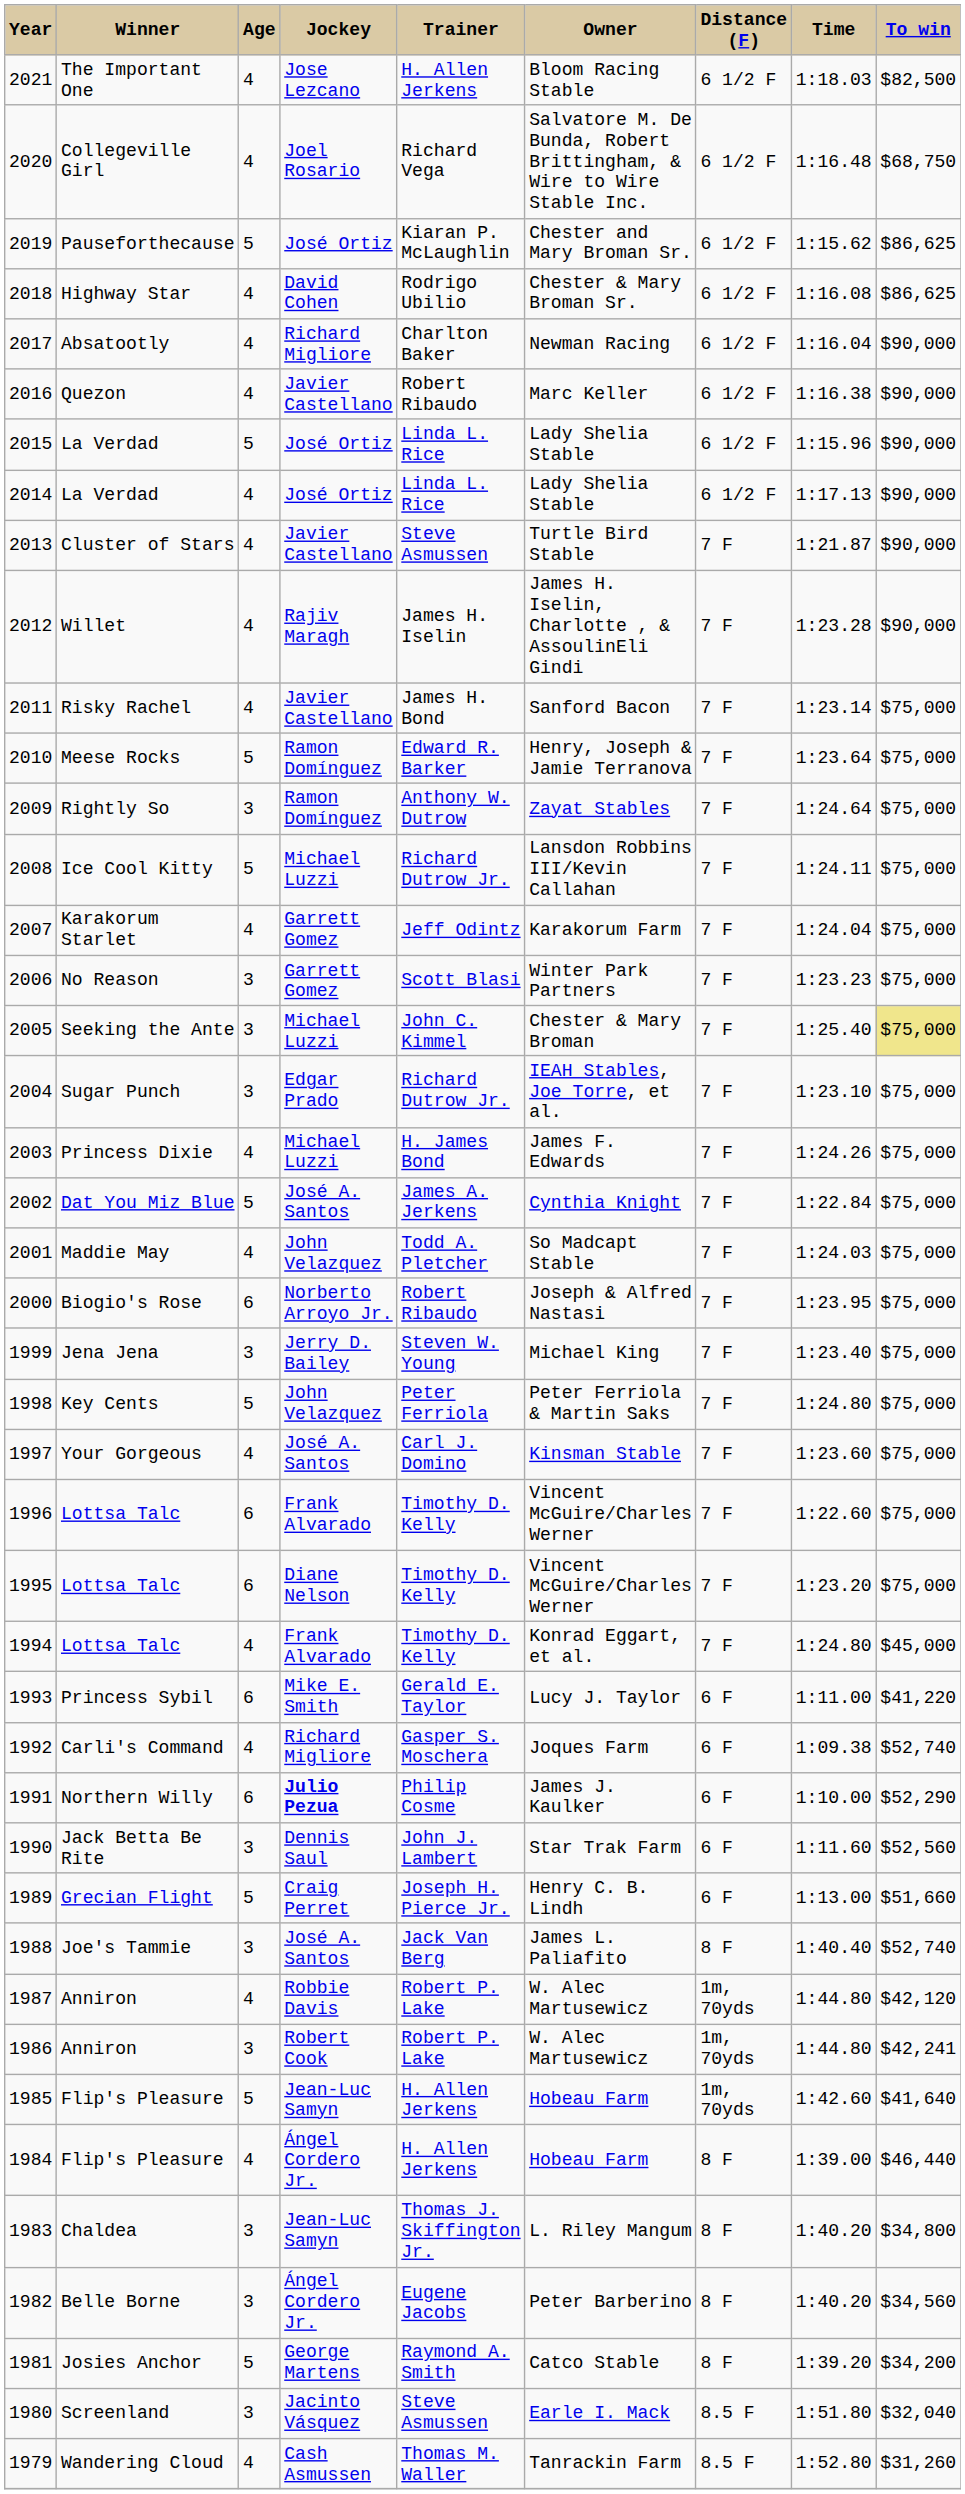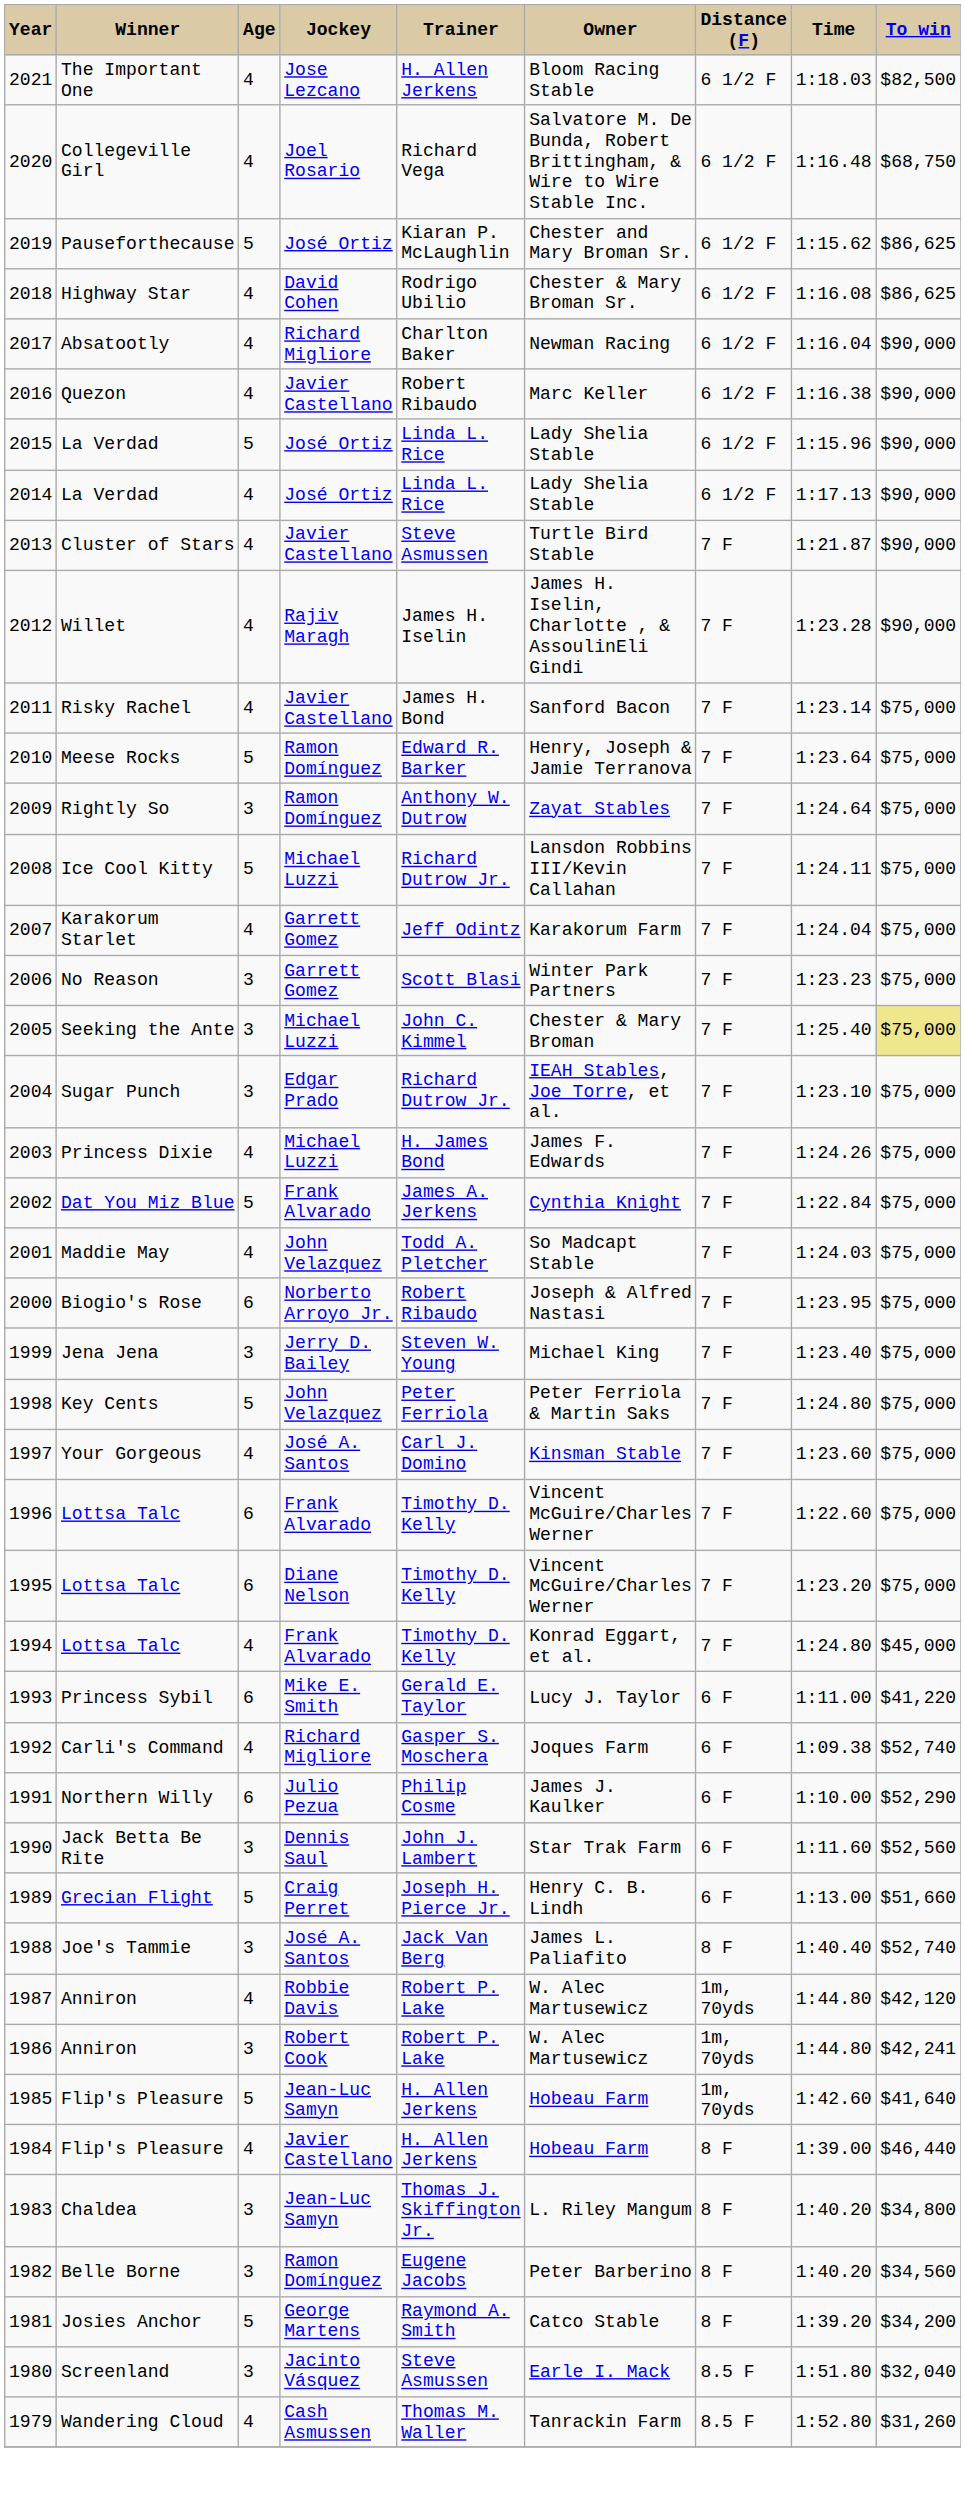(322, 1203) José A. Santos -> (328, 1203) Frank Alvarado
(311, 1798) bold -> (311, 1798) normal
(322, 2160) Ángel Cordero Jr. -> (338, 2150) Javier Castellano
(322, 2302) Ángel Cordero Jr. -> (333, 2271) Ramon Domínguez
